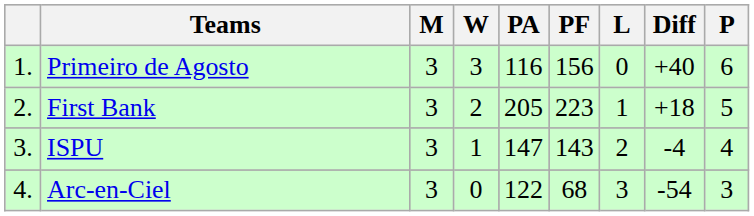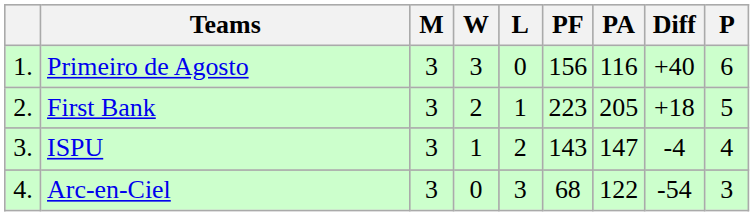columns swapped: (622, 25) <-> (524, 25)
